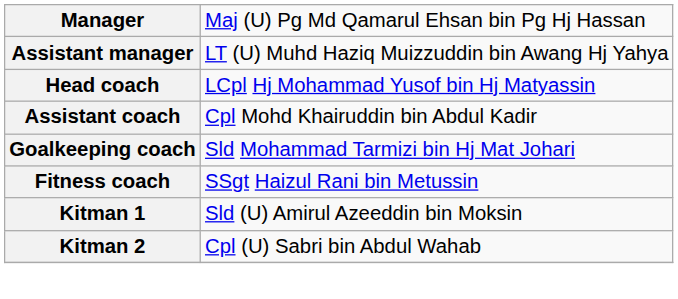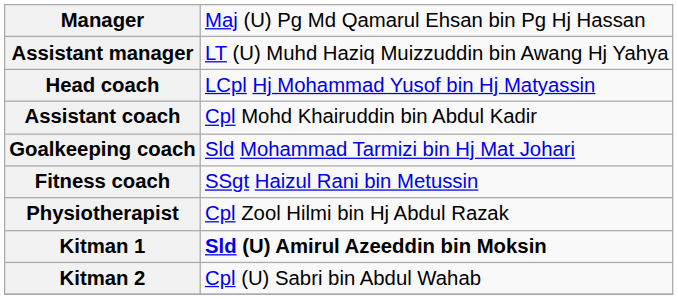+ row: (102, 213)
(364, 213) normal -> (376, 246) bold
